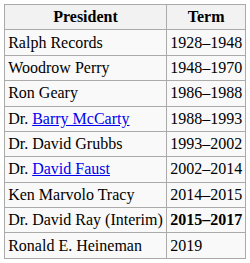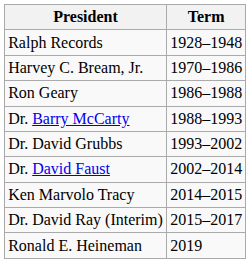- row: (59, 67)
+ row: (76, 67)
(206, 220) bold -> (206, 220) normal
